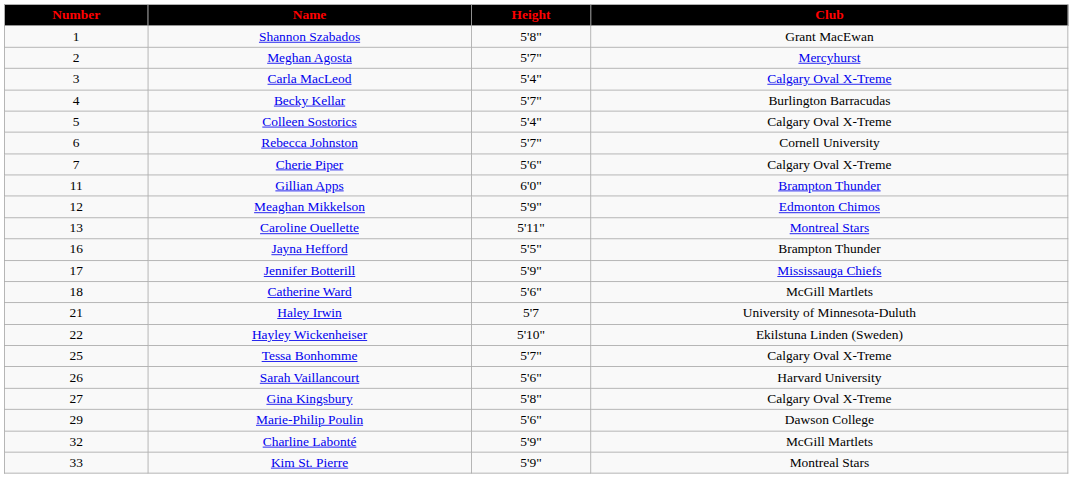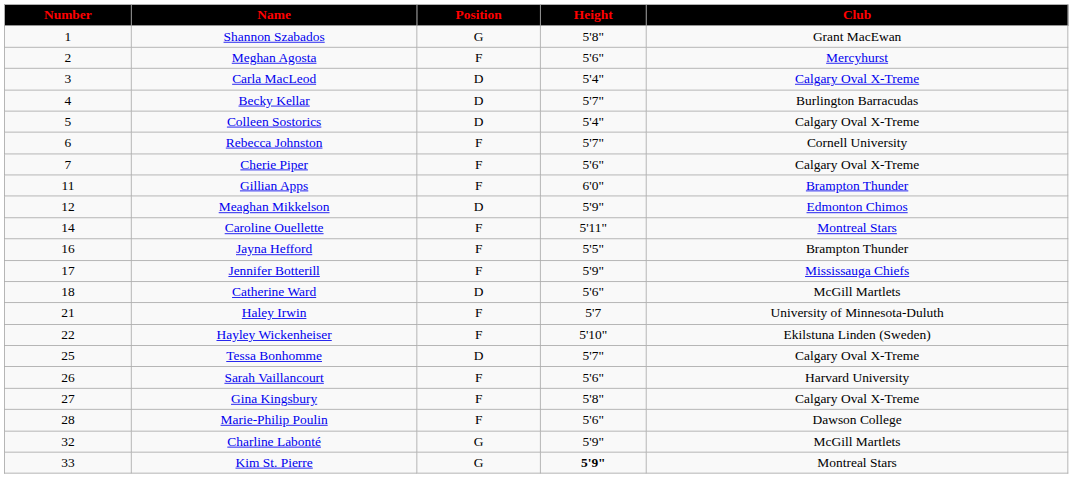+ column: (479, 15)
(531, 57) 5'7" -> (593, 57) 5'6"
(76, 228) 13 -> (68, 228) 14
(76, 420) 29 -> (68, 420) 28
(531, 462) normal -> (593, 462) bold
